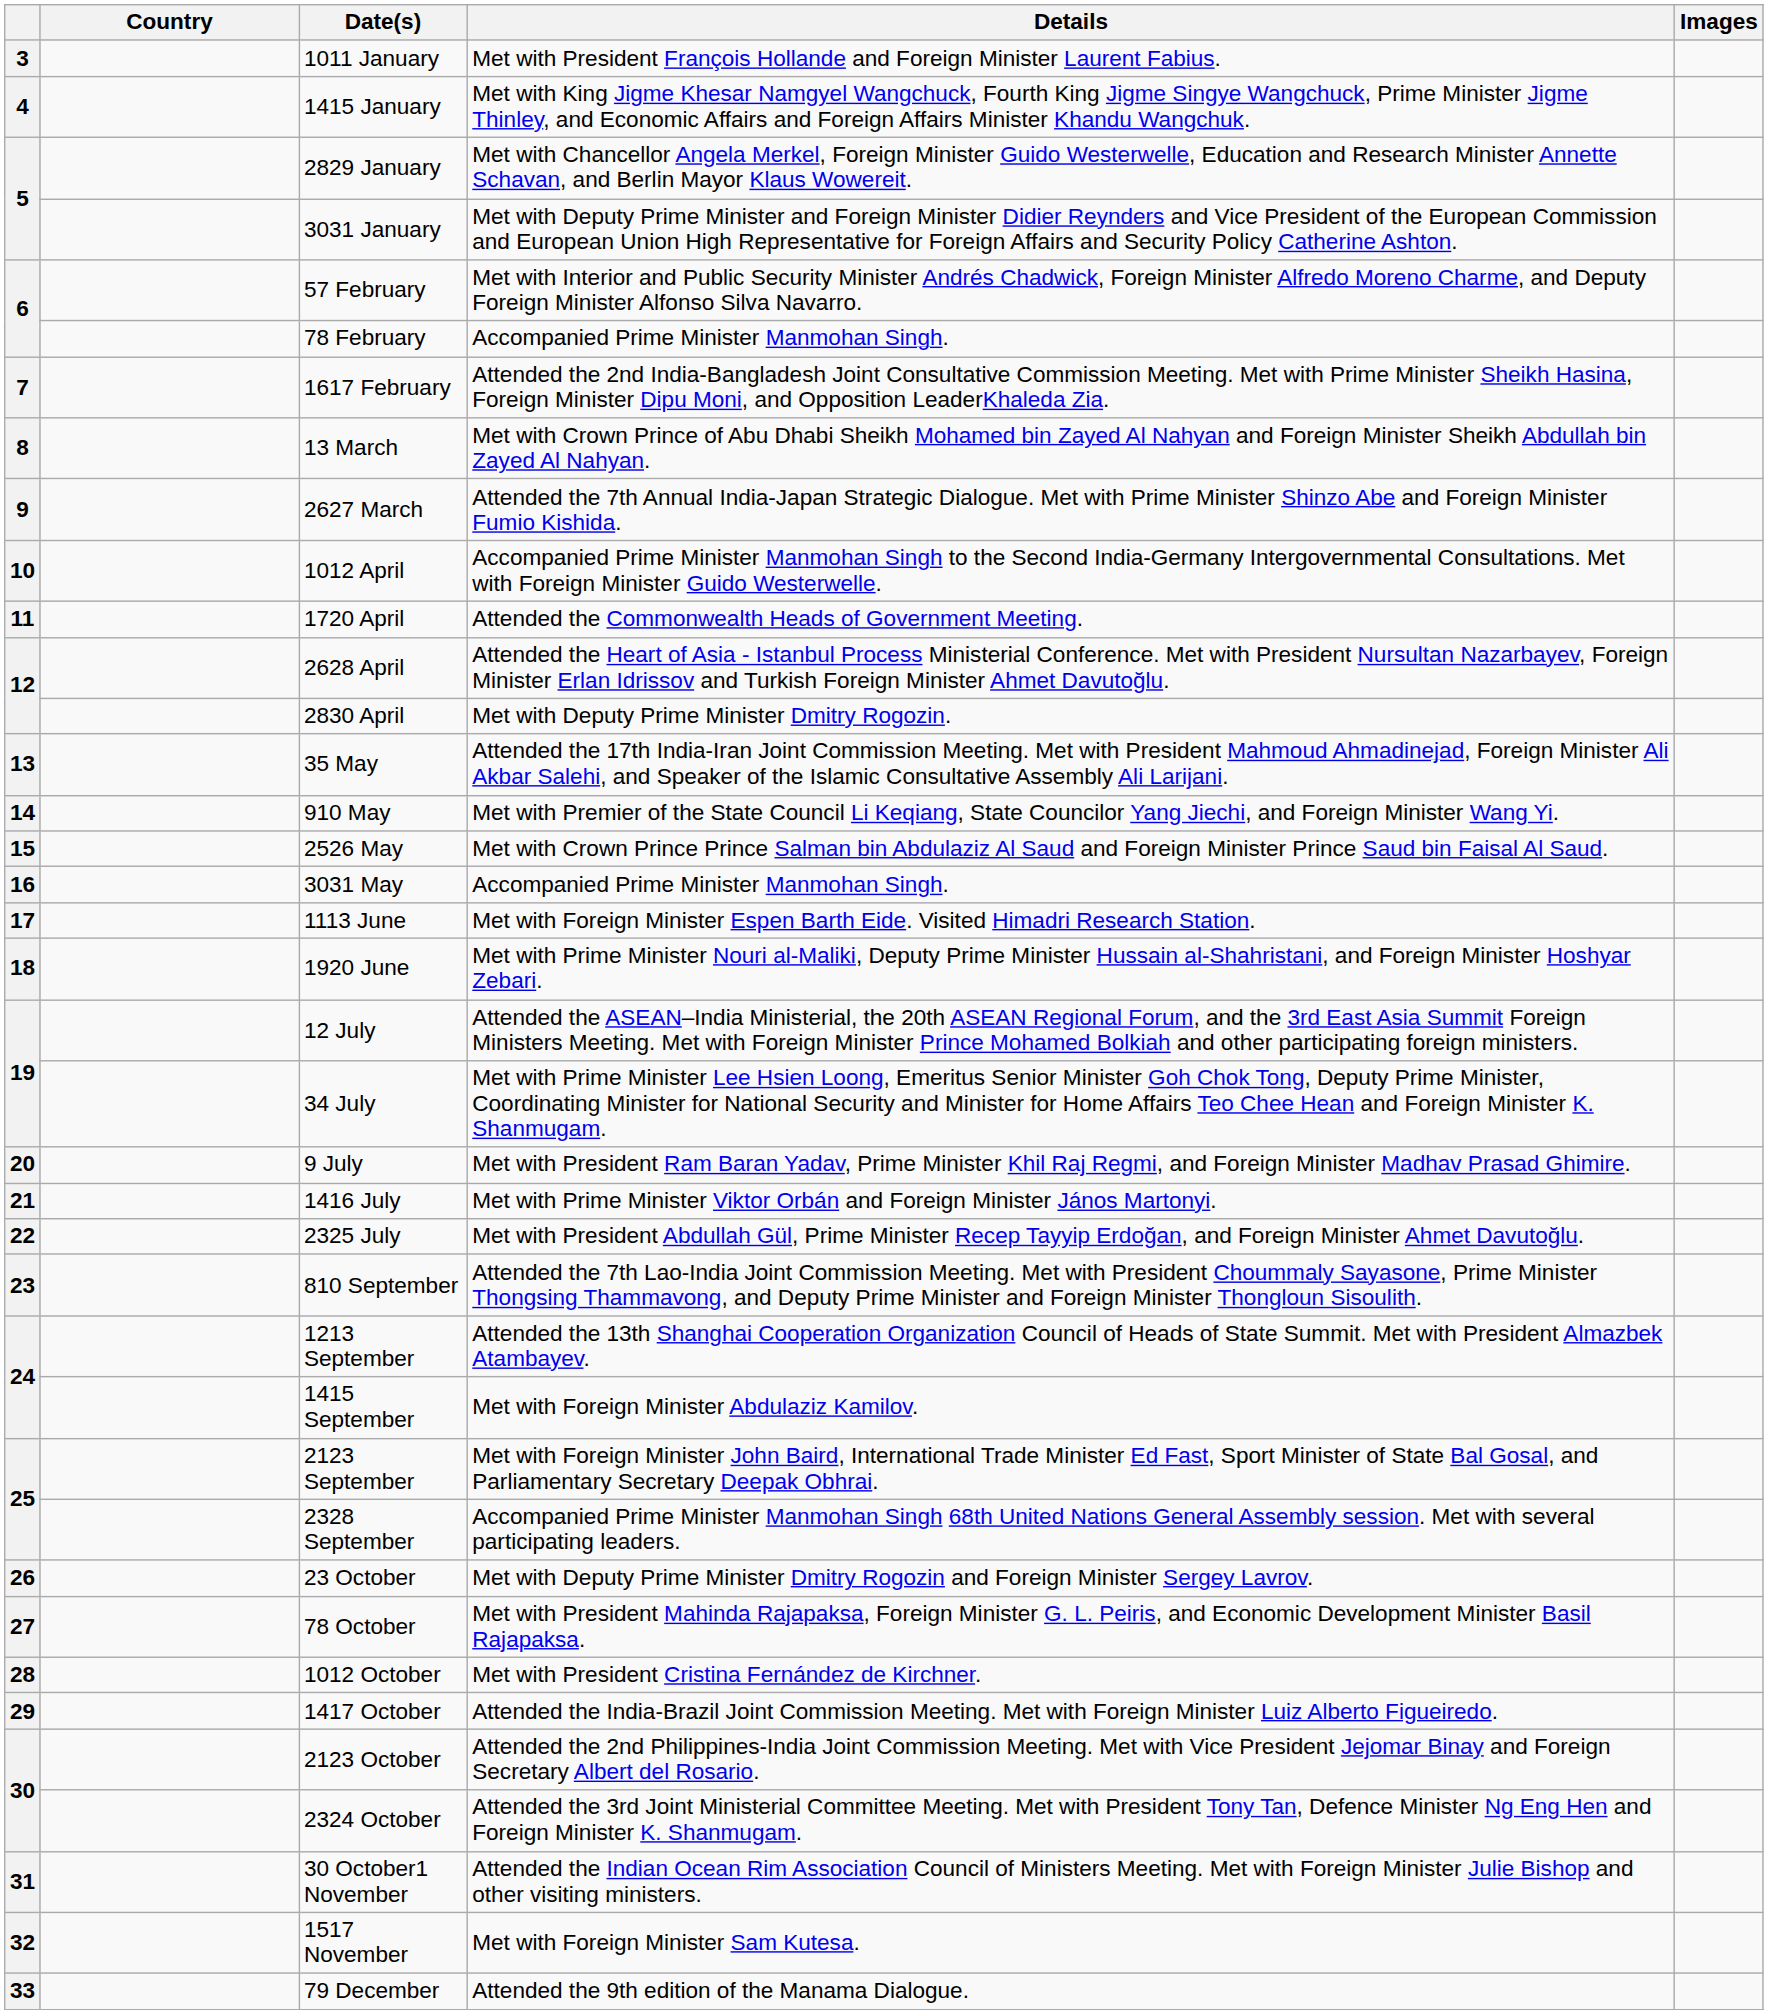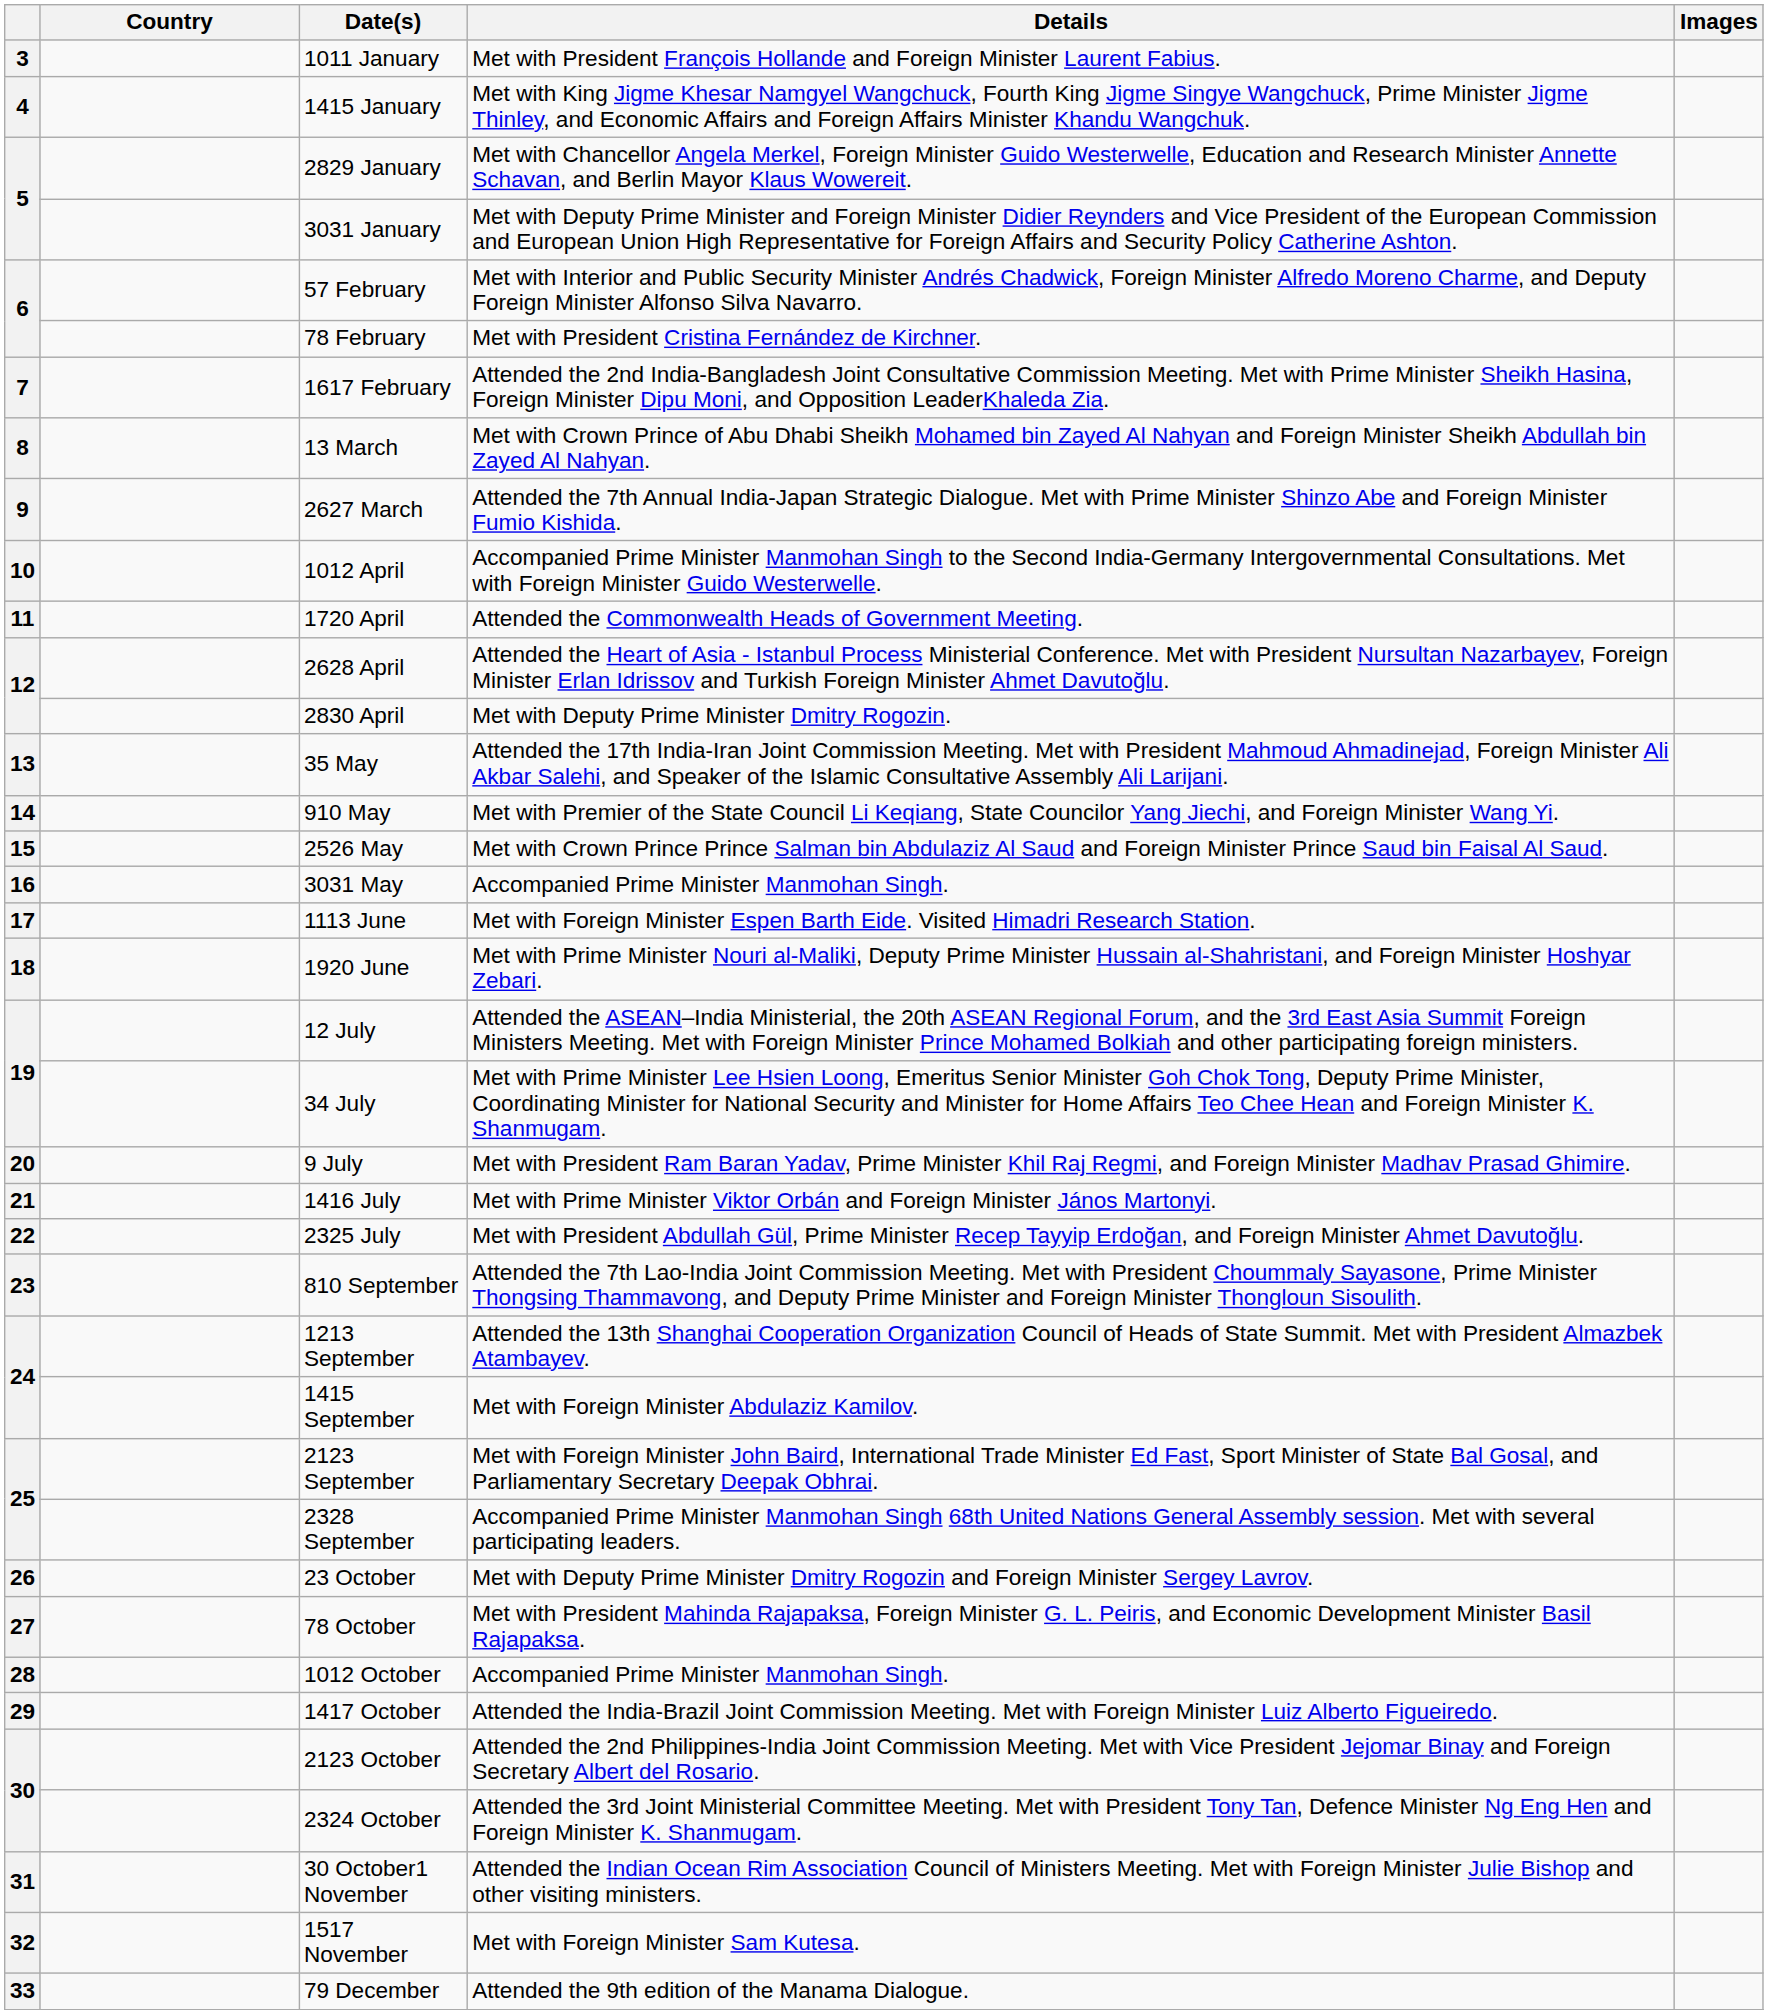(711, 338) Accompanied Prime Minister Manmohan Singh. -> (727, 338) Met with President Cristina Fernández de Kirchner.
(727, 1674) Met with President Cristina Fernández de Kirchner. -> (711, 1674) Accompanied Prime Minister Manmohan Singh.
